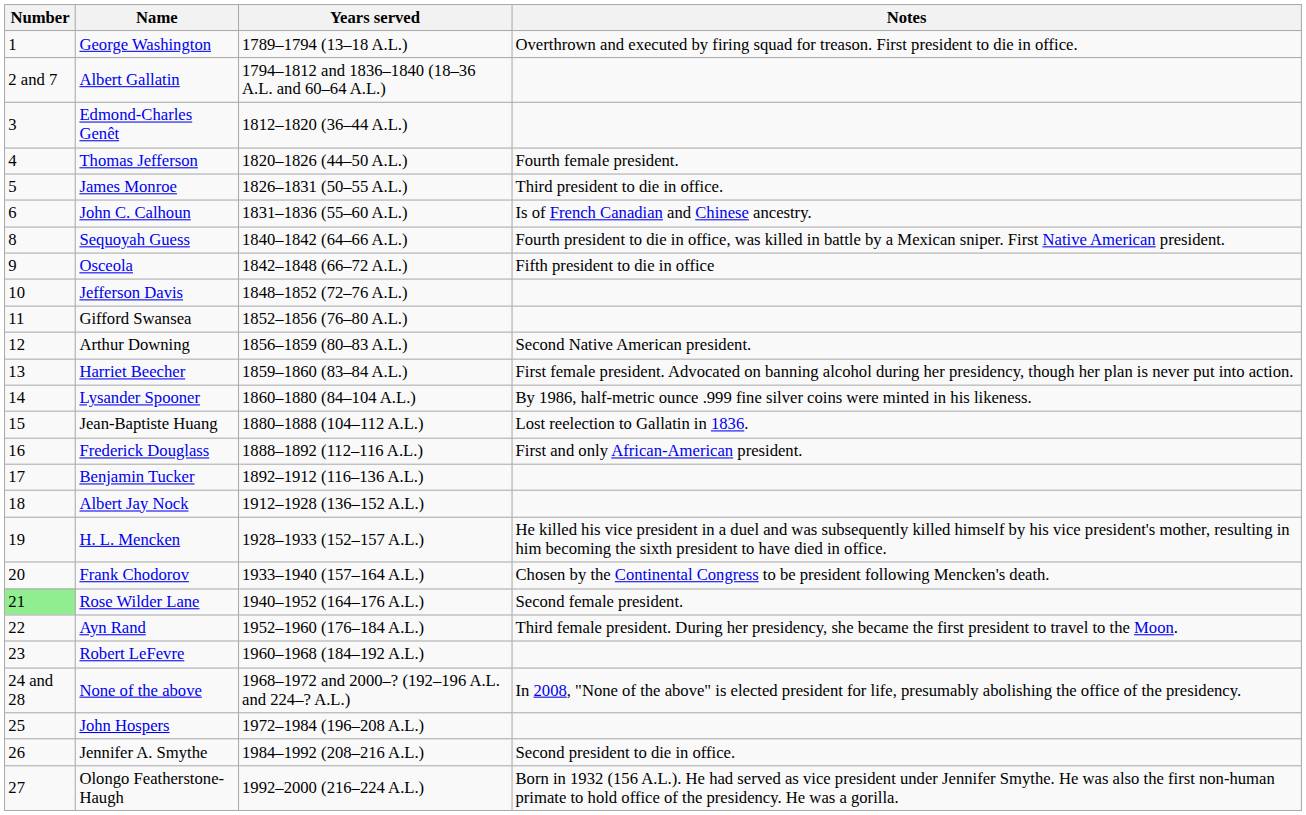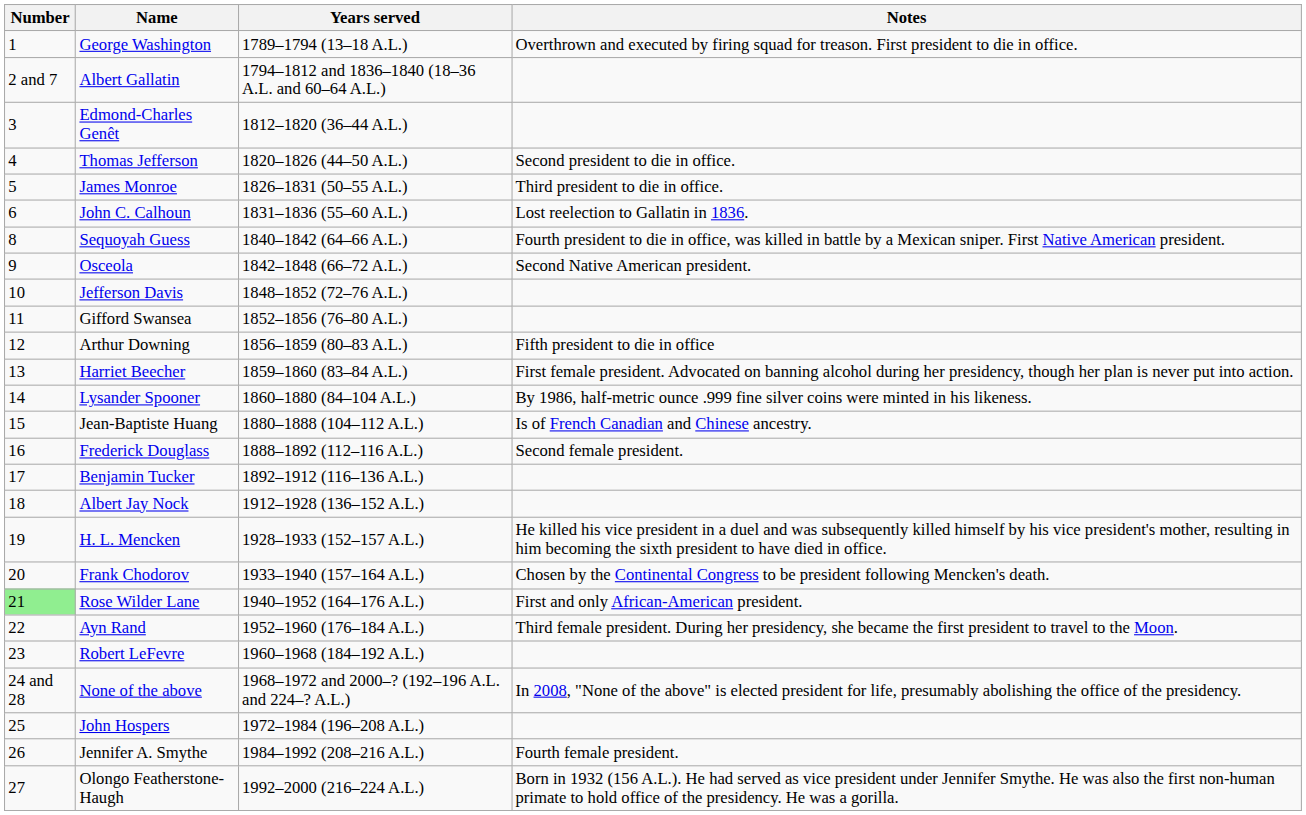(597, 160) Fourth female president. -> (625, 160) Second president to die in office.
(664, 213) Is of French Canadian and Chinese ancestry. -> (632, 213) Lost reelection to Gallatin in 1836.
(615, 266) Fifth president to die in office -> (633, 266) Second Native American president.
(633, 345) Second Native American president. -> (615, 345) Fifth president to die in office
(632, 424) Lost reelection to Gallatin in 1836. -> (664, 424) Is of French Canadian and Chinese ancestry.
(659, 450) First and only African-American president. -> (599, 450) Second female president.
(599, 601) Second female president. -> (659, 601) First and only African-American president.
(625, 752) Second president to die in office. -> (597, 752) Fourth female president.
